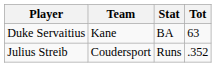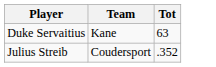- column: (169, 14)
